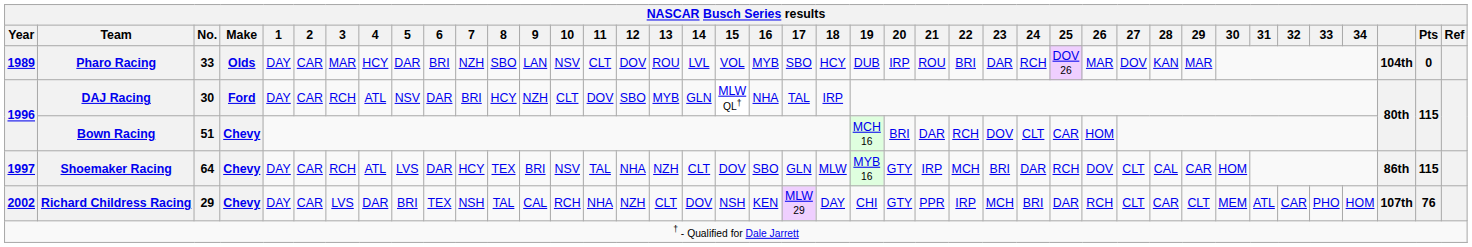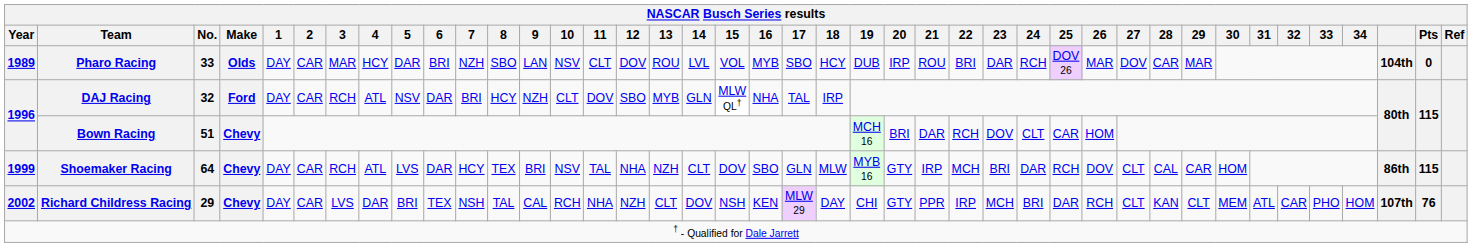(1166, 63) KAN -> (1166, 63) CAR
(207, 98) 30 -> (207, 98) 32
(21, 168) 1997 -> (21, 168) 1999
(1166, 203) CAR -> (1166, 203) KAN
